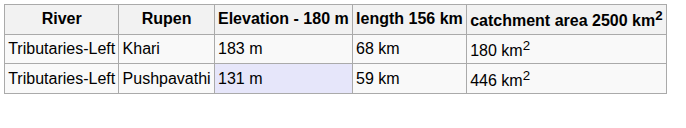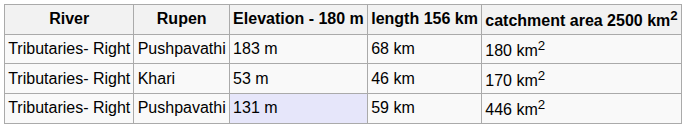(62, 49) Tributaries-Left -> (69, 49) Tributaries- Right
(141, 49) Khari -> (182, 49) Pushpavathi
+ row: (393, 78)
(62, 78) Tributaries-Left -> (69, 108) Tributaries- Right
